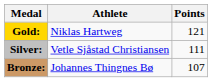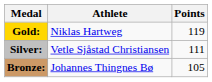(196, 31) 121 -> (196, 31) 119
(196, 67) 107 -> (196, 67) 105
